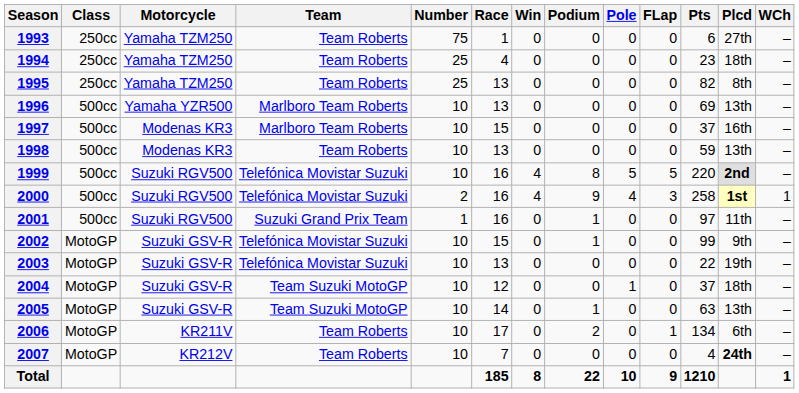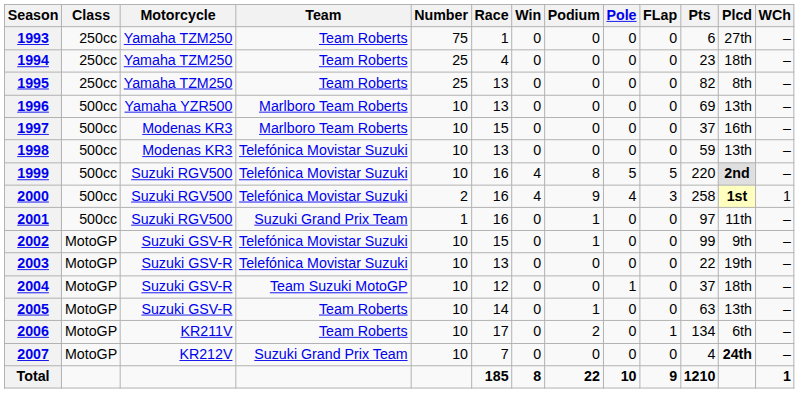(363, 151) Team Roberts -> (323, 151) Telefónica Movistar Suzuki
(339, 309) Team Suzuki MotoGP -> (363, 309) Team Roberts
(363, 354) Team Roberts -> (331, 354) Suzuki Grand Prix Team
